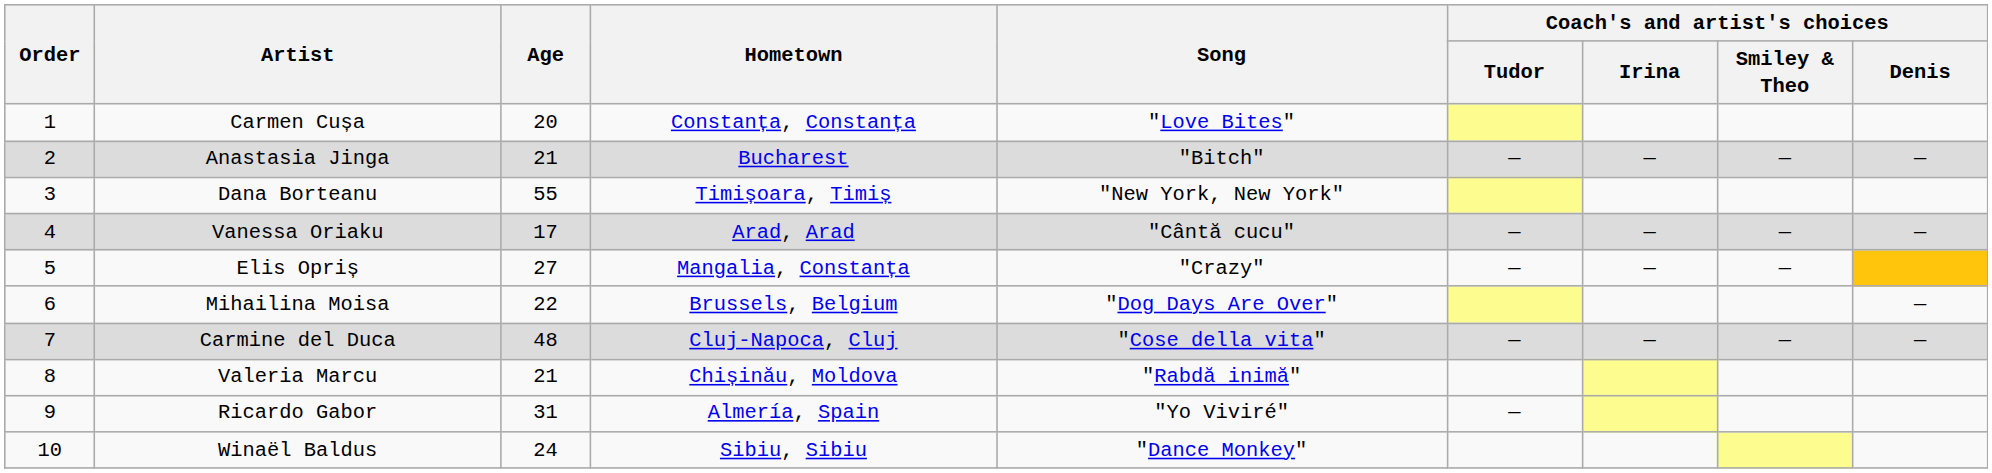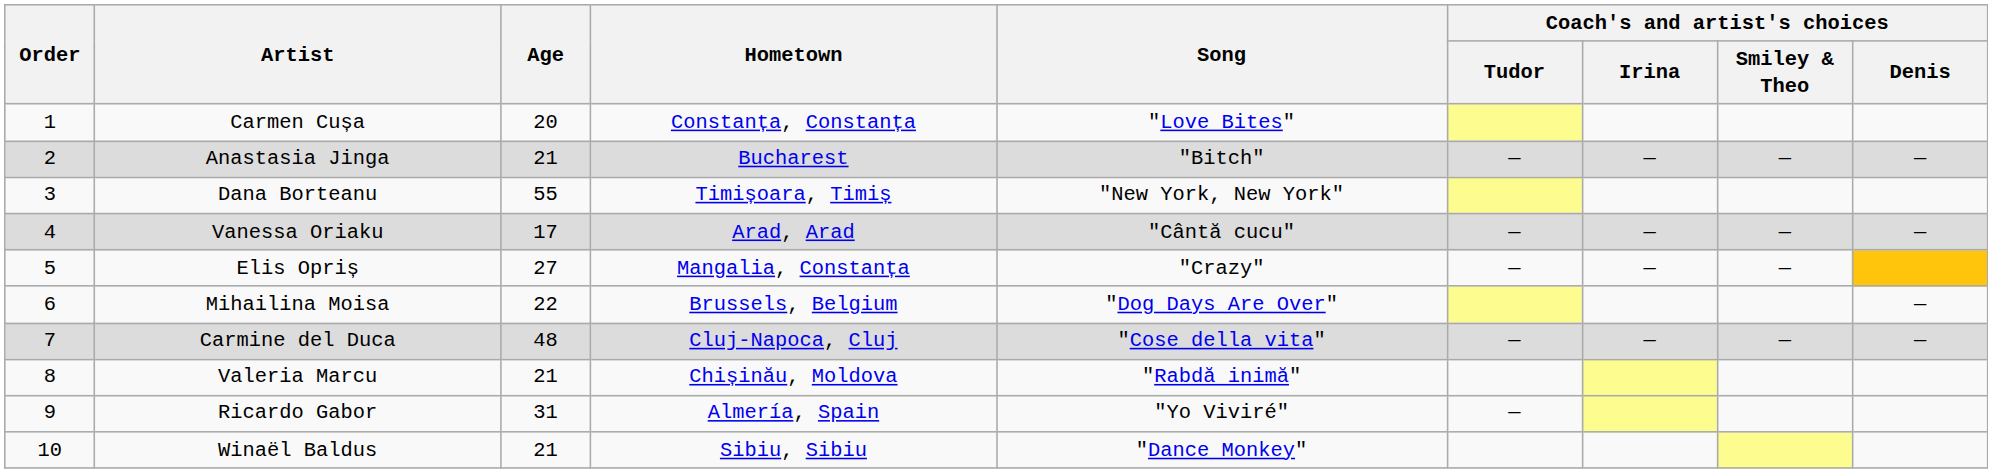(546, 450) 24 -> (546, 450) 21
